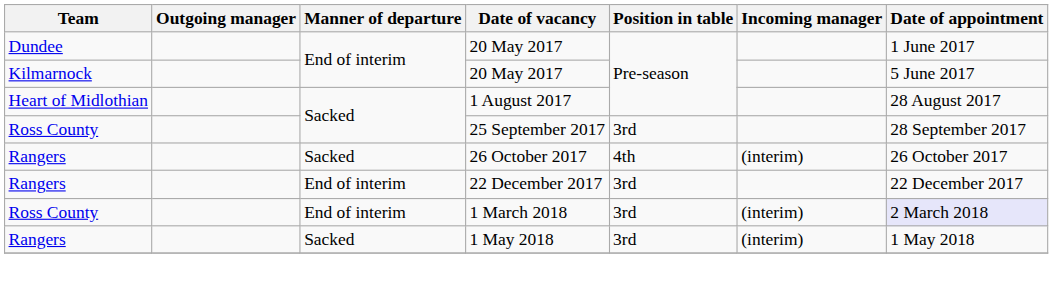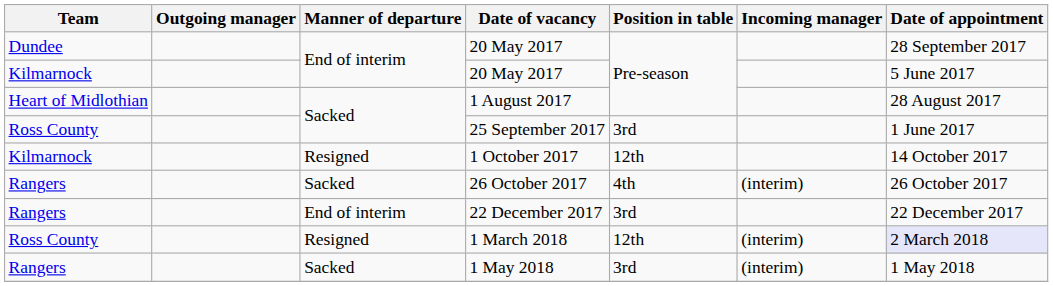(932, 45) 1 June 2017 -> (958, 45) 28 September 2017
(958, 128) 28 September 2017 -> (932, 128) 1 June 2017
+ row: (50, 156)
(355, 211) End of interim -> (337, 239) Resigned
(625, 211) 3rd -> (629, 239) 12th
